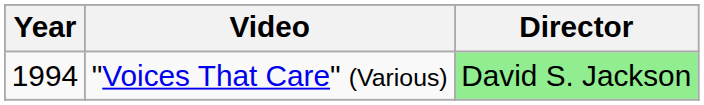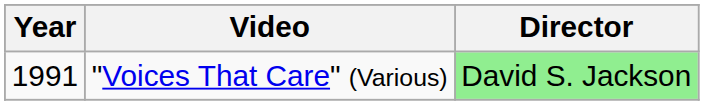(45, 75) 1994 -> (45, 75) 1991
